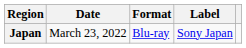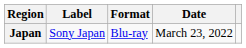columns swapped: (88, 14) <-> (205, 14)
